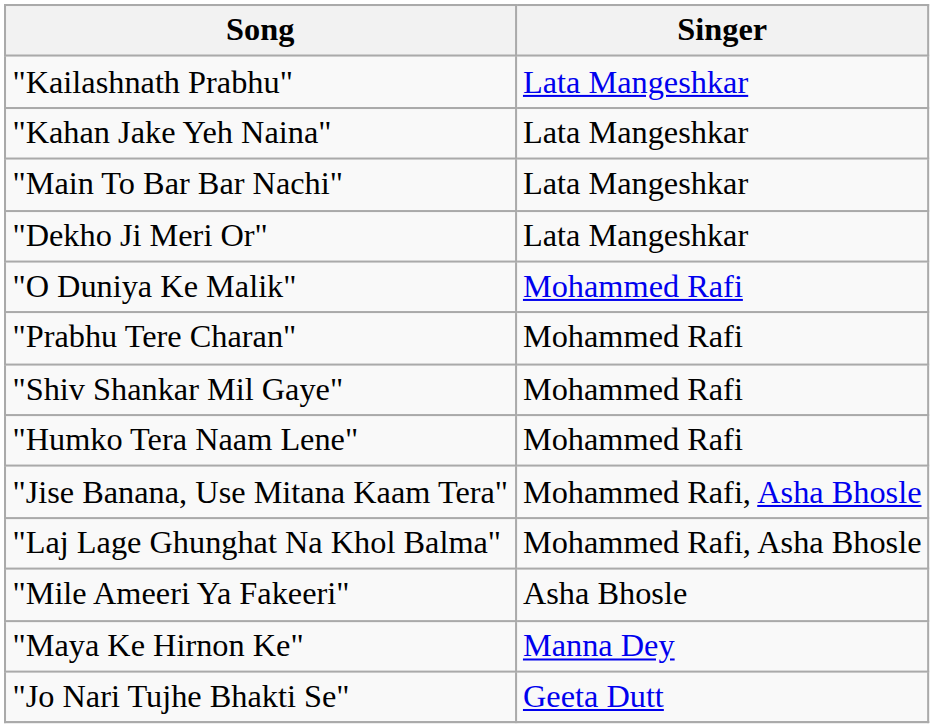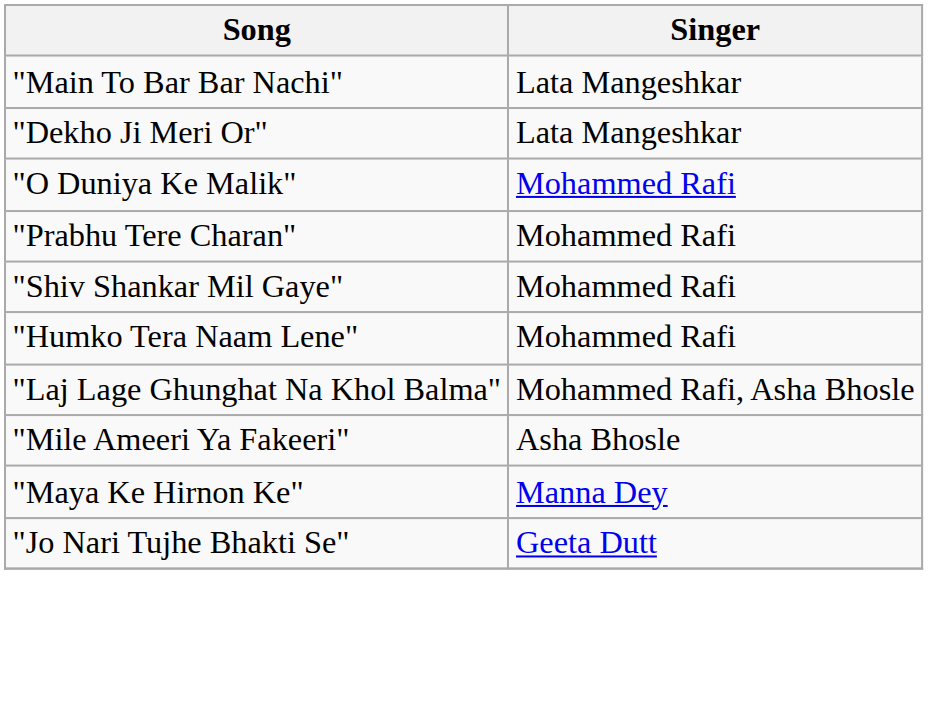- row: (153, 81)
- row: (172, 132)
- row: (260, 491)
